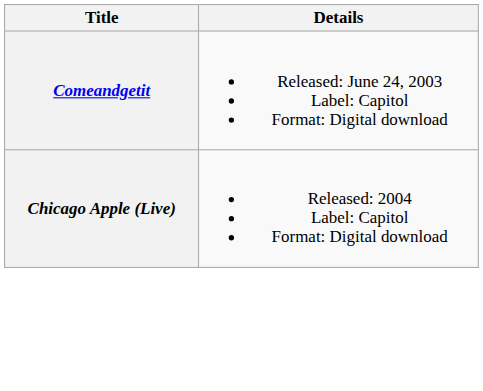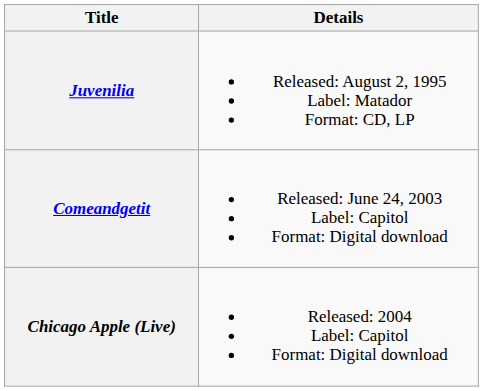+ row: (102, 90)
